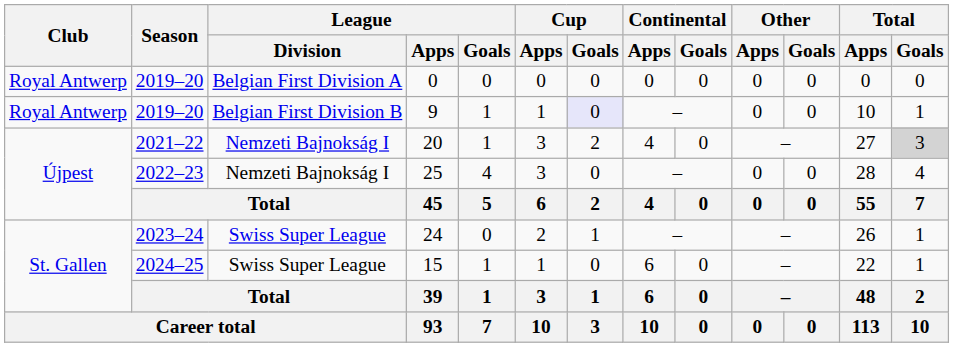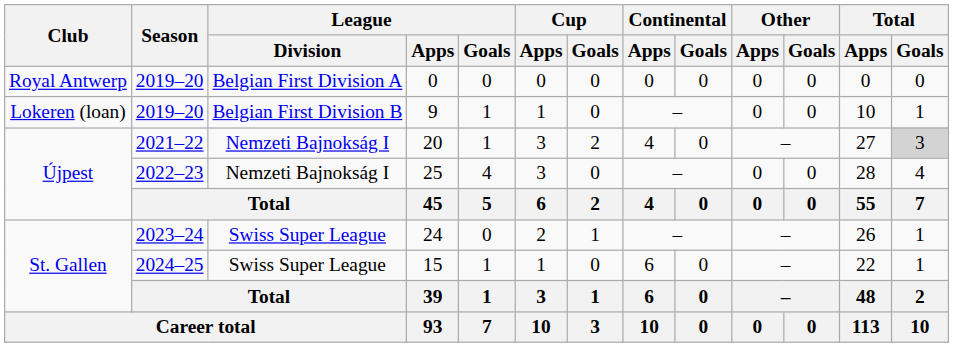(68, 111) Royal Antwerp -> (68, 111) Lokeren (loan)
(595, 111) lavender background -> (595, 111) no background
